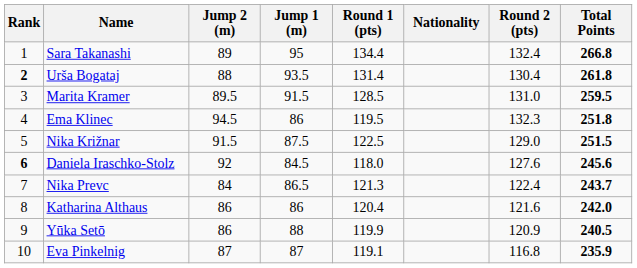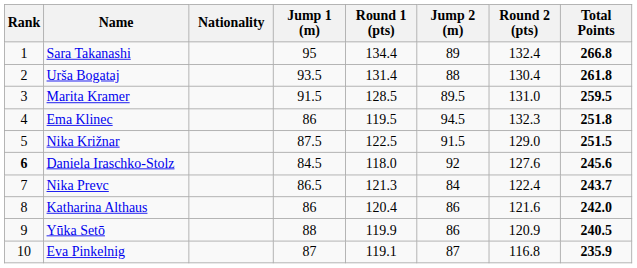columns swapped: (446, 23) <-> (225, 23)
(24, 75) bold -> (24, 75) normal
